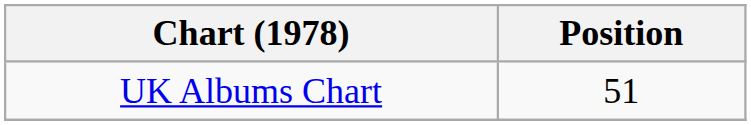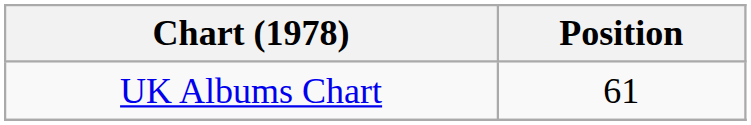(621, 90) 51 -> (621, 90) 61
